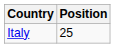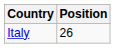(66, 33) 25 -> (66, 33) 26
